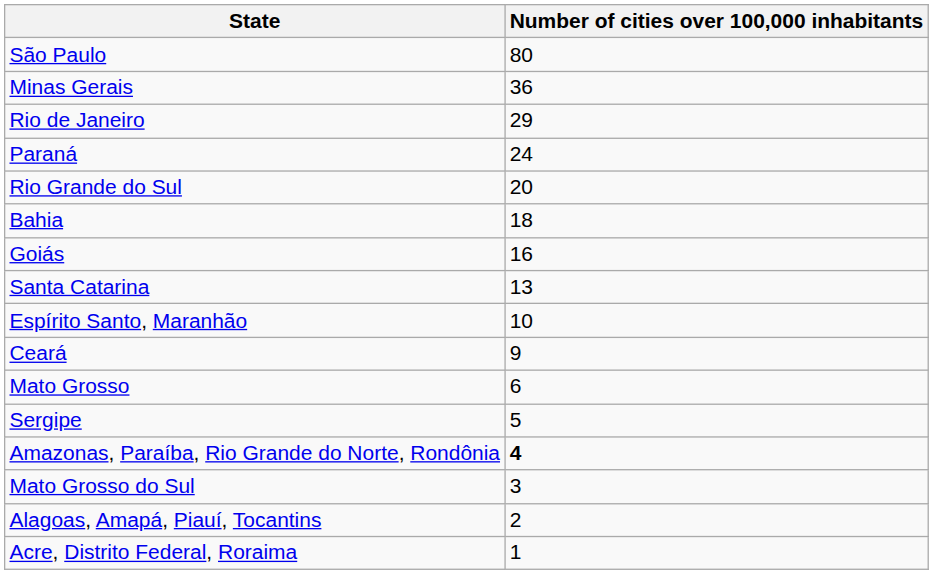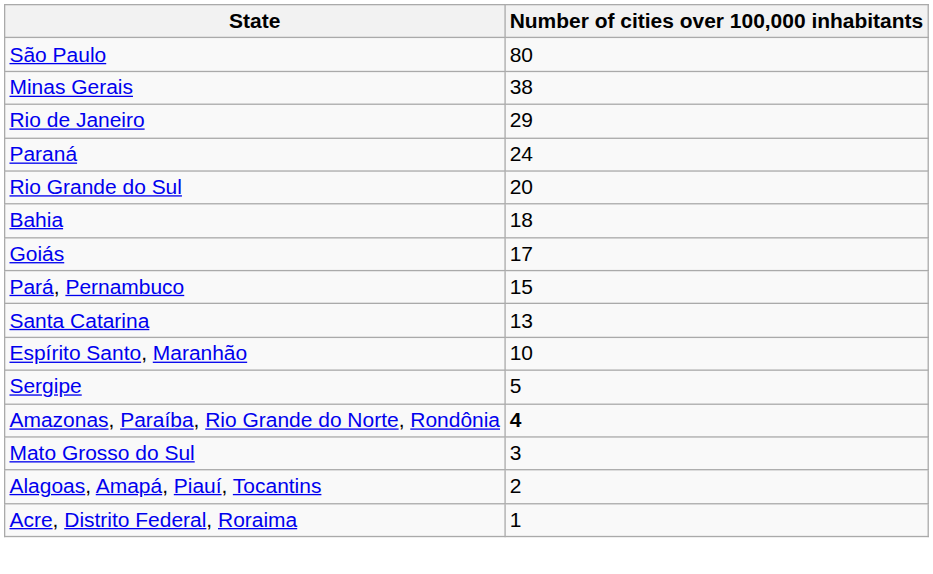(521, 87) 36 -> (521, 87) 38
(521, 253) 16 -> (521, 253) 17
+ row: (97, 287)
- row: (38, 353)
- row: (69, 386)
